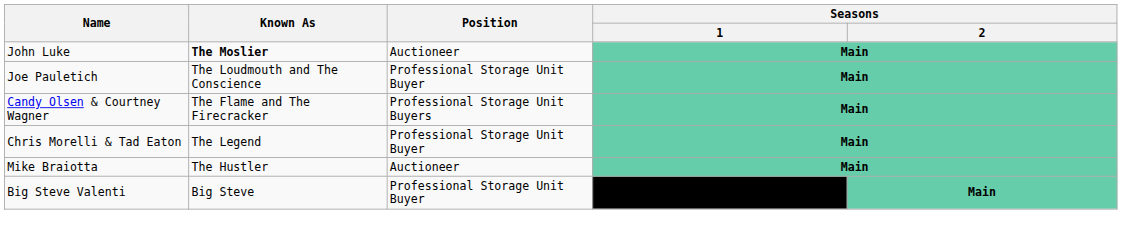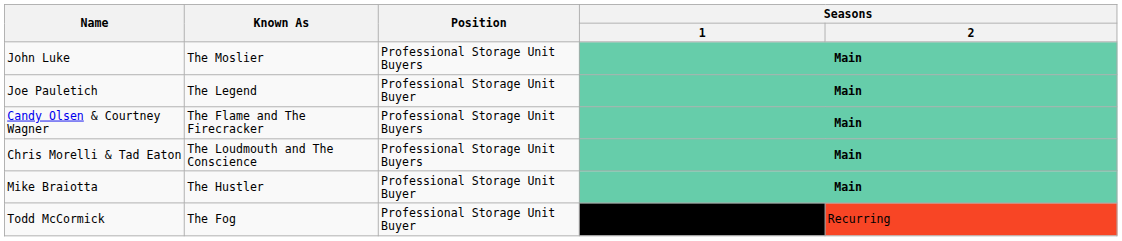(230, 52) bold -> (225, 58) normal
(425, 52) Auctioneer -> (468, 58) Professional Storage Unit Buyers
(265, 77) The Loudmouth and The Conscience -> (222, 90) The Legend
(226, 142) The Legend -> (260, 155) The Loudmouth and The Conscience
(477, 142) Professional Storage Unit Buyer -> (468, 155) Professional Storage Unit Buyers
(425, 167) Auctioneer -> (468, 187) Professional Storage Unit Buyer
- row: (66, 193)
+ row: (56, 219)
